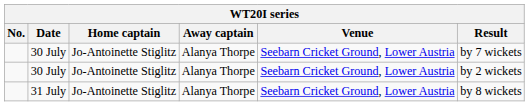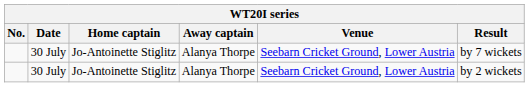- row: (16, 91)
